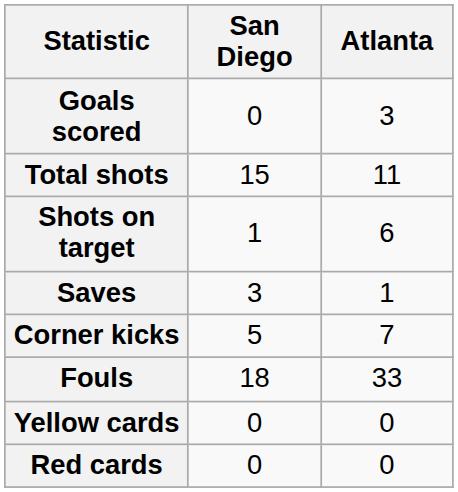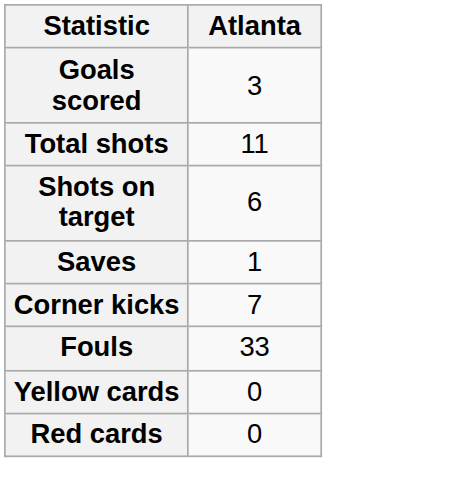- column: (255, 41)
